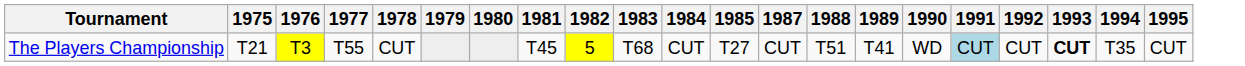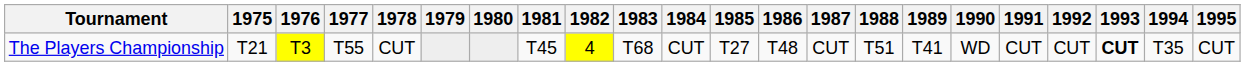+ column: (783, 19)
(590, 47) 5 -> (590, 47) 4
(975, 47) lightblue background -> (1024, 47) no background
